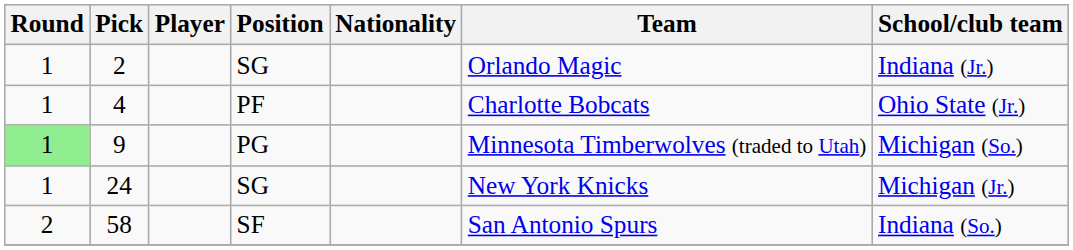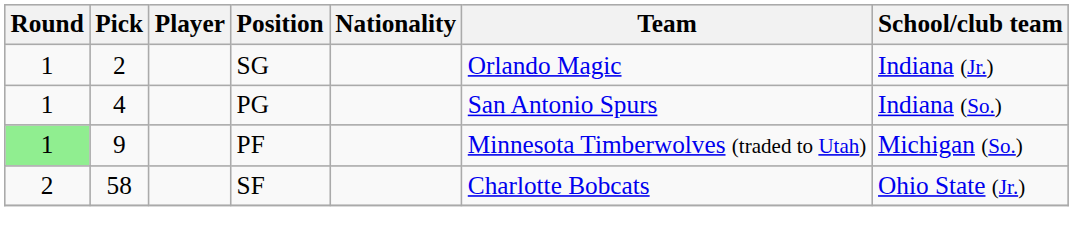(251, 104) PF -> (253, 104) PG
(559, 104) Charlotte Bobcats -> (563, 104) San Antonio Spurs
(952, 104) Ohio State (Jr.) -> (940, 104) Indiana (So.)
(253, 144) PG -> (251, 144) PF
- row: (119, 184)
(563, 225) San Antonio Spurs -> (559, 184) Charlotte Bobcats
(940, 225) Indiana (So.) -> (952, 184) Ohio State (Jr.)
